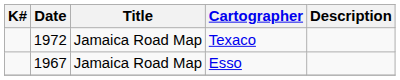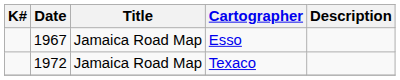rows swapped: (225, 63) <-> (232, 39)
